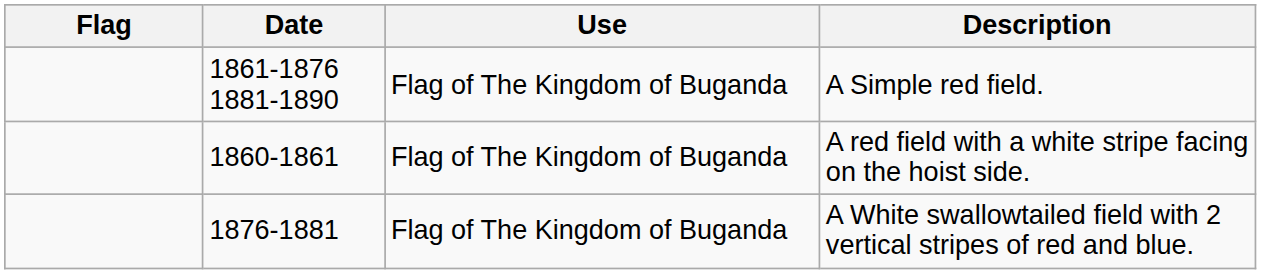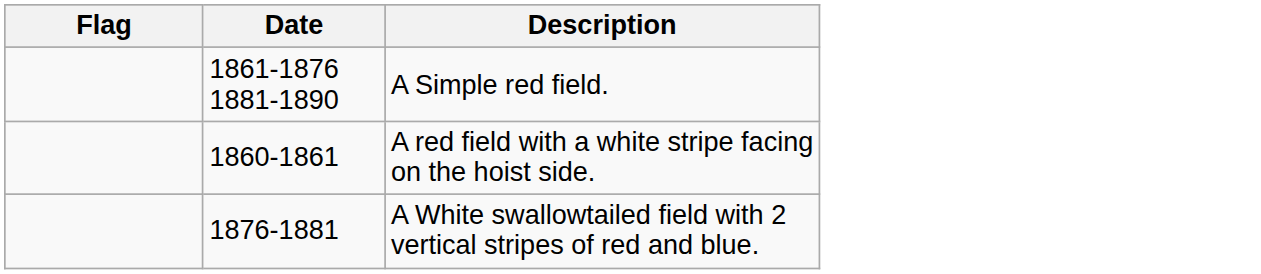- column: (602, 25)
